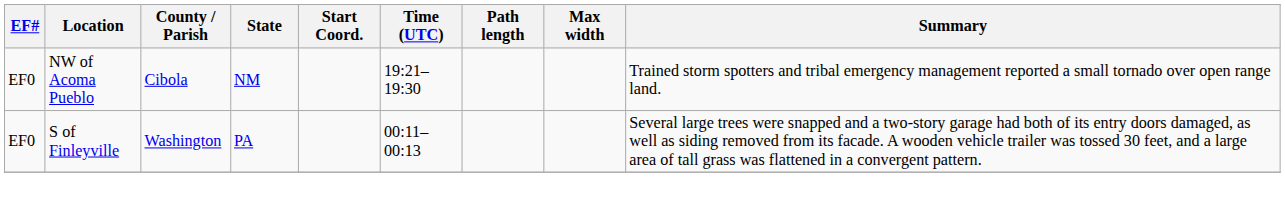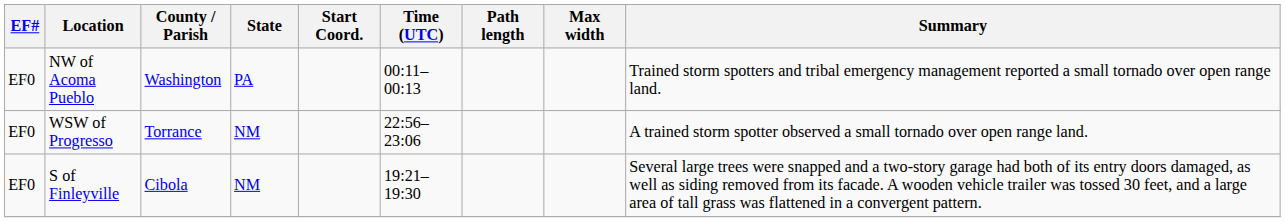(166, 79) Cibola -> (183, 79) Washington
(247, 79) NM -> (244, 79) PA
(406, 79) 19:21–19:30 -> (406, 79) 00:11–00:13
+ row: (81, 132)
(183, 141) Washington -> (166, 185) Cibola
(244, 141) PA -> (247, 185) NM
(406, 141) 00:11–00:13 -> (406, 185) 19:21–19:30
